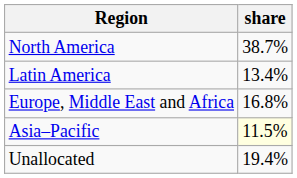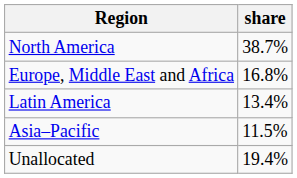rows swapped: (121, 103) <-> (60, 74)
(265, 131) lightyellow background -> (265, 131) no background
